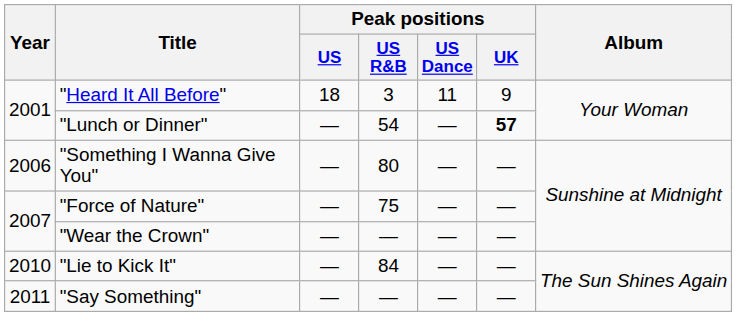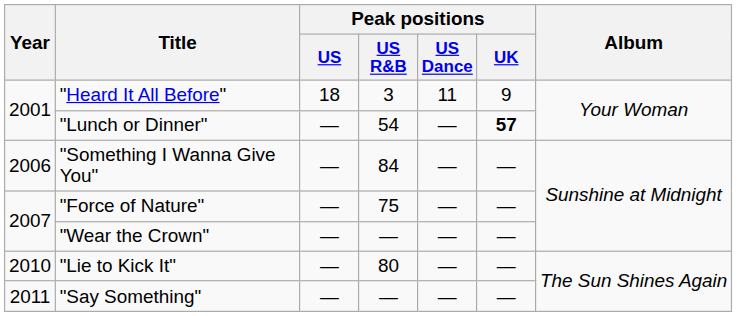(388, 165) 80 -> (388, 165) 84
(388, 266) 84 -> (388, 266) 80
